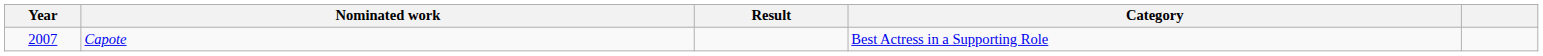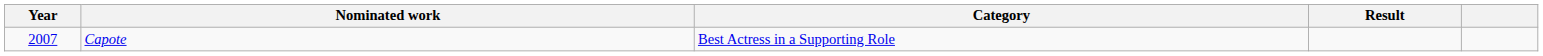columns swapped: (1155, 16) <-> (771, 16)
